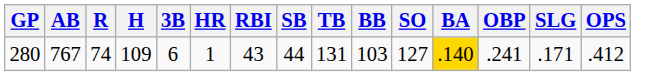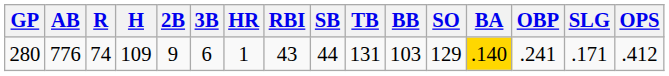+ column: (173, 20)
(65, 53) 767 -> (65, 53) 776
(412, 53) 127 -> (446, 53) 129
